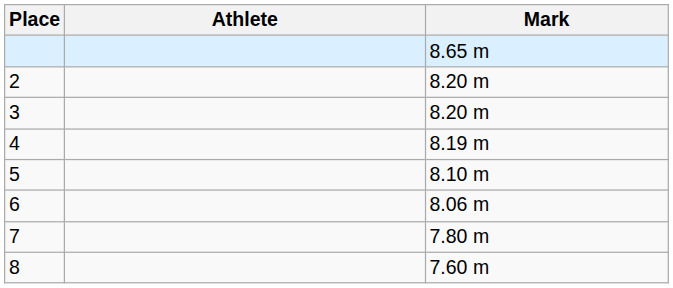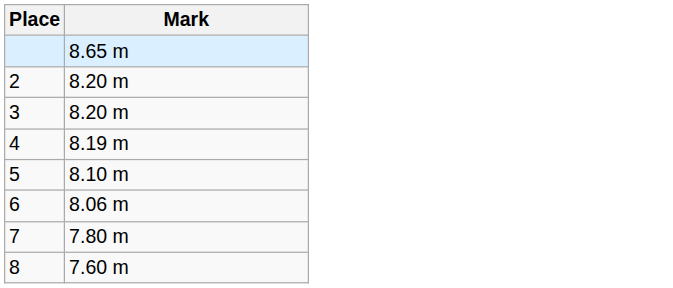- column: (245, 19)
